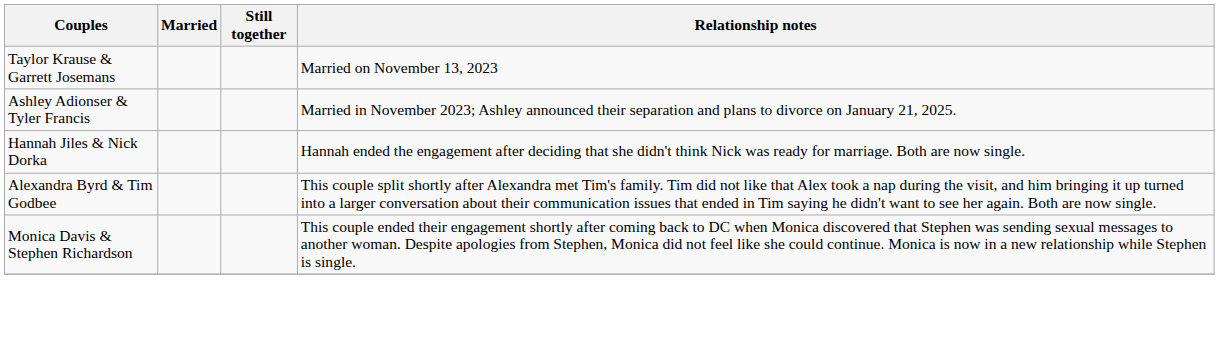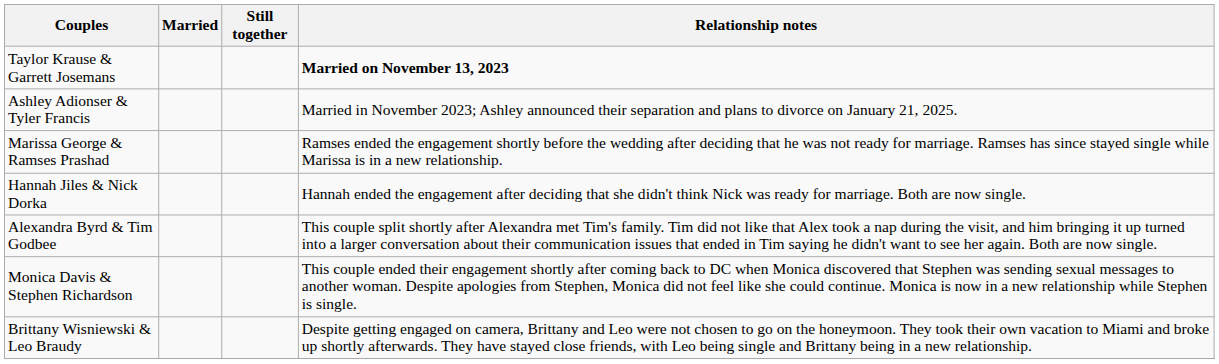(399, 67) normal -> (405, 67) bold
+ row: (65, 151)
+ row: (80, 337)
